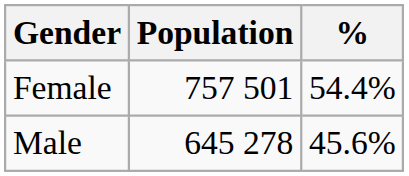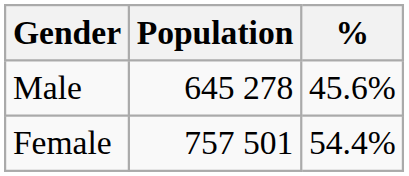rows swapped: (62, 87) <-> (47, 143)
